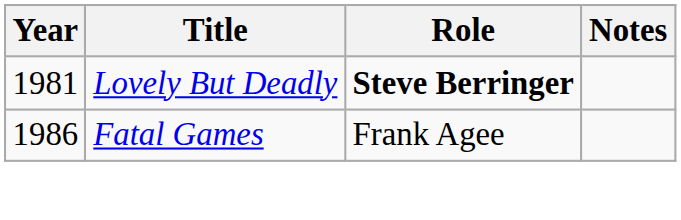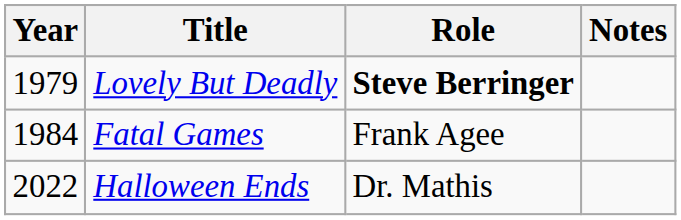(45, 82) 1981 -> (45, 82) 1979
(45, 134) 1986 -> (45, 134) 1984
+ row: (201, 186)
